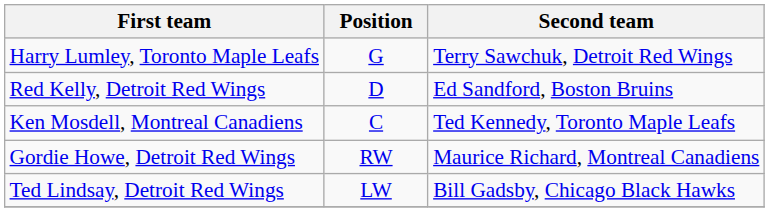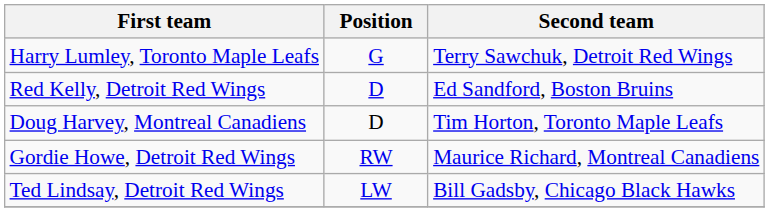+ row: (158, 122)
- row: (156, 122)
